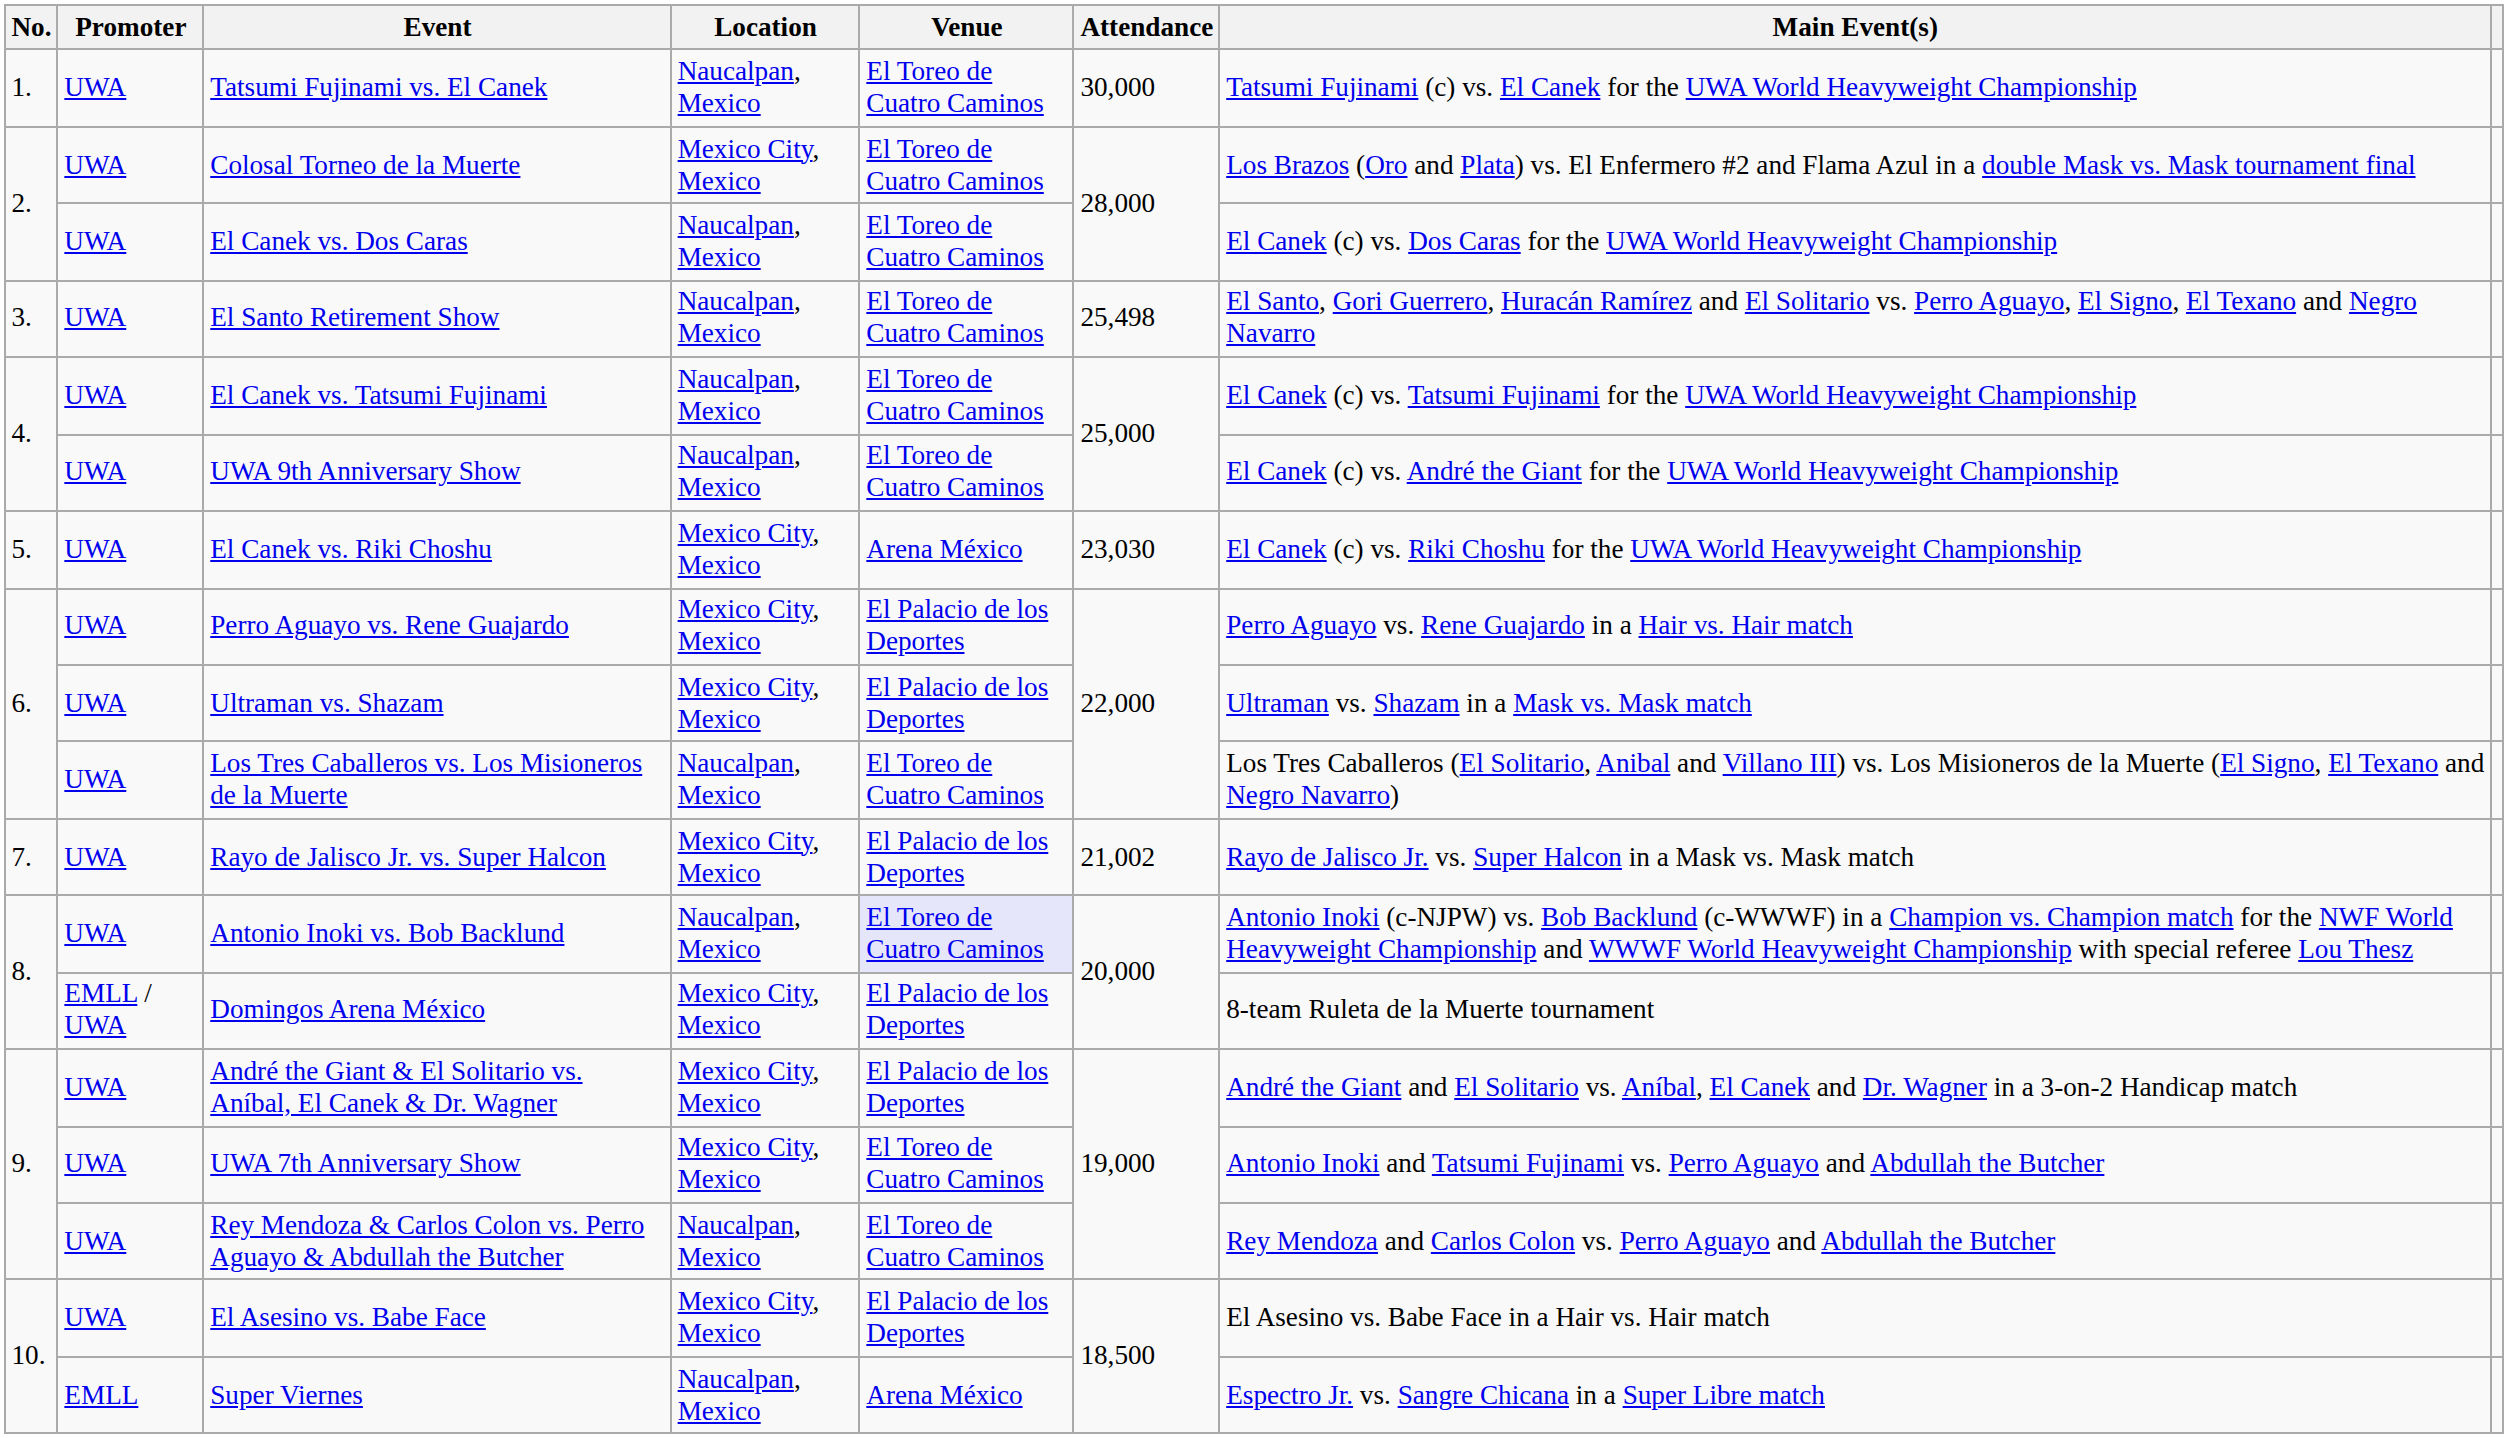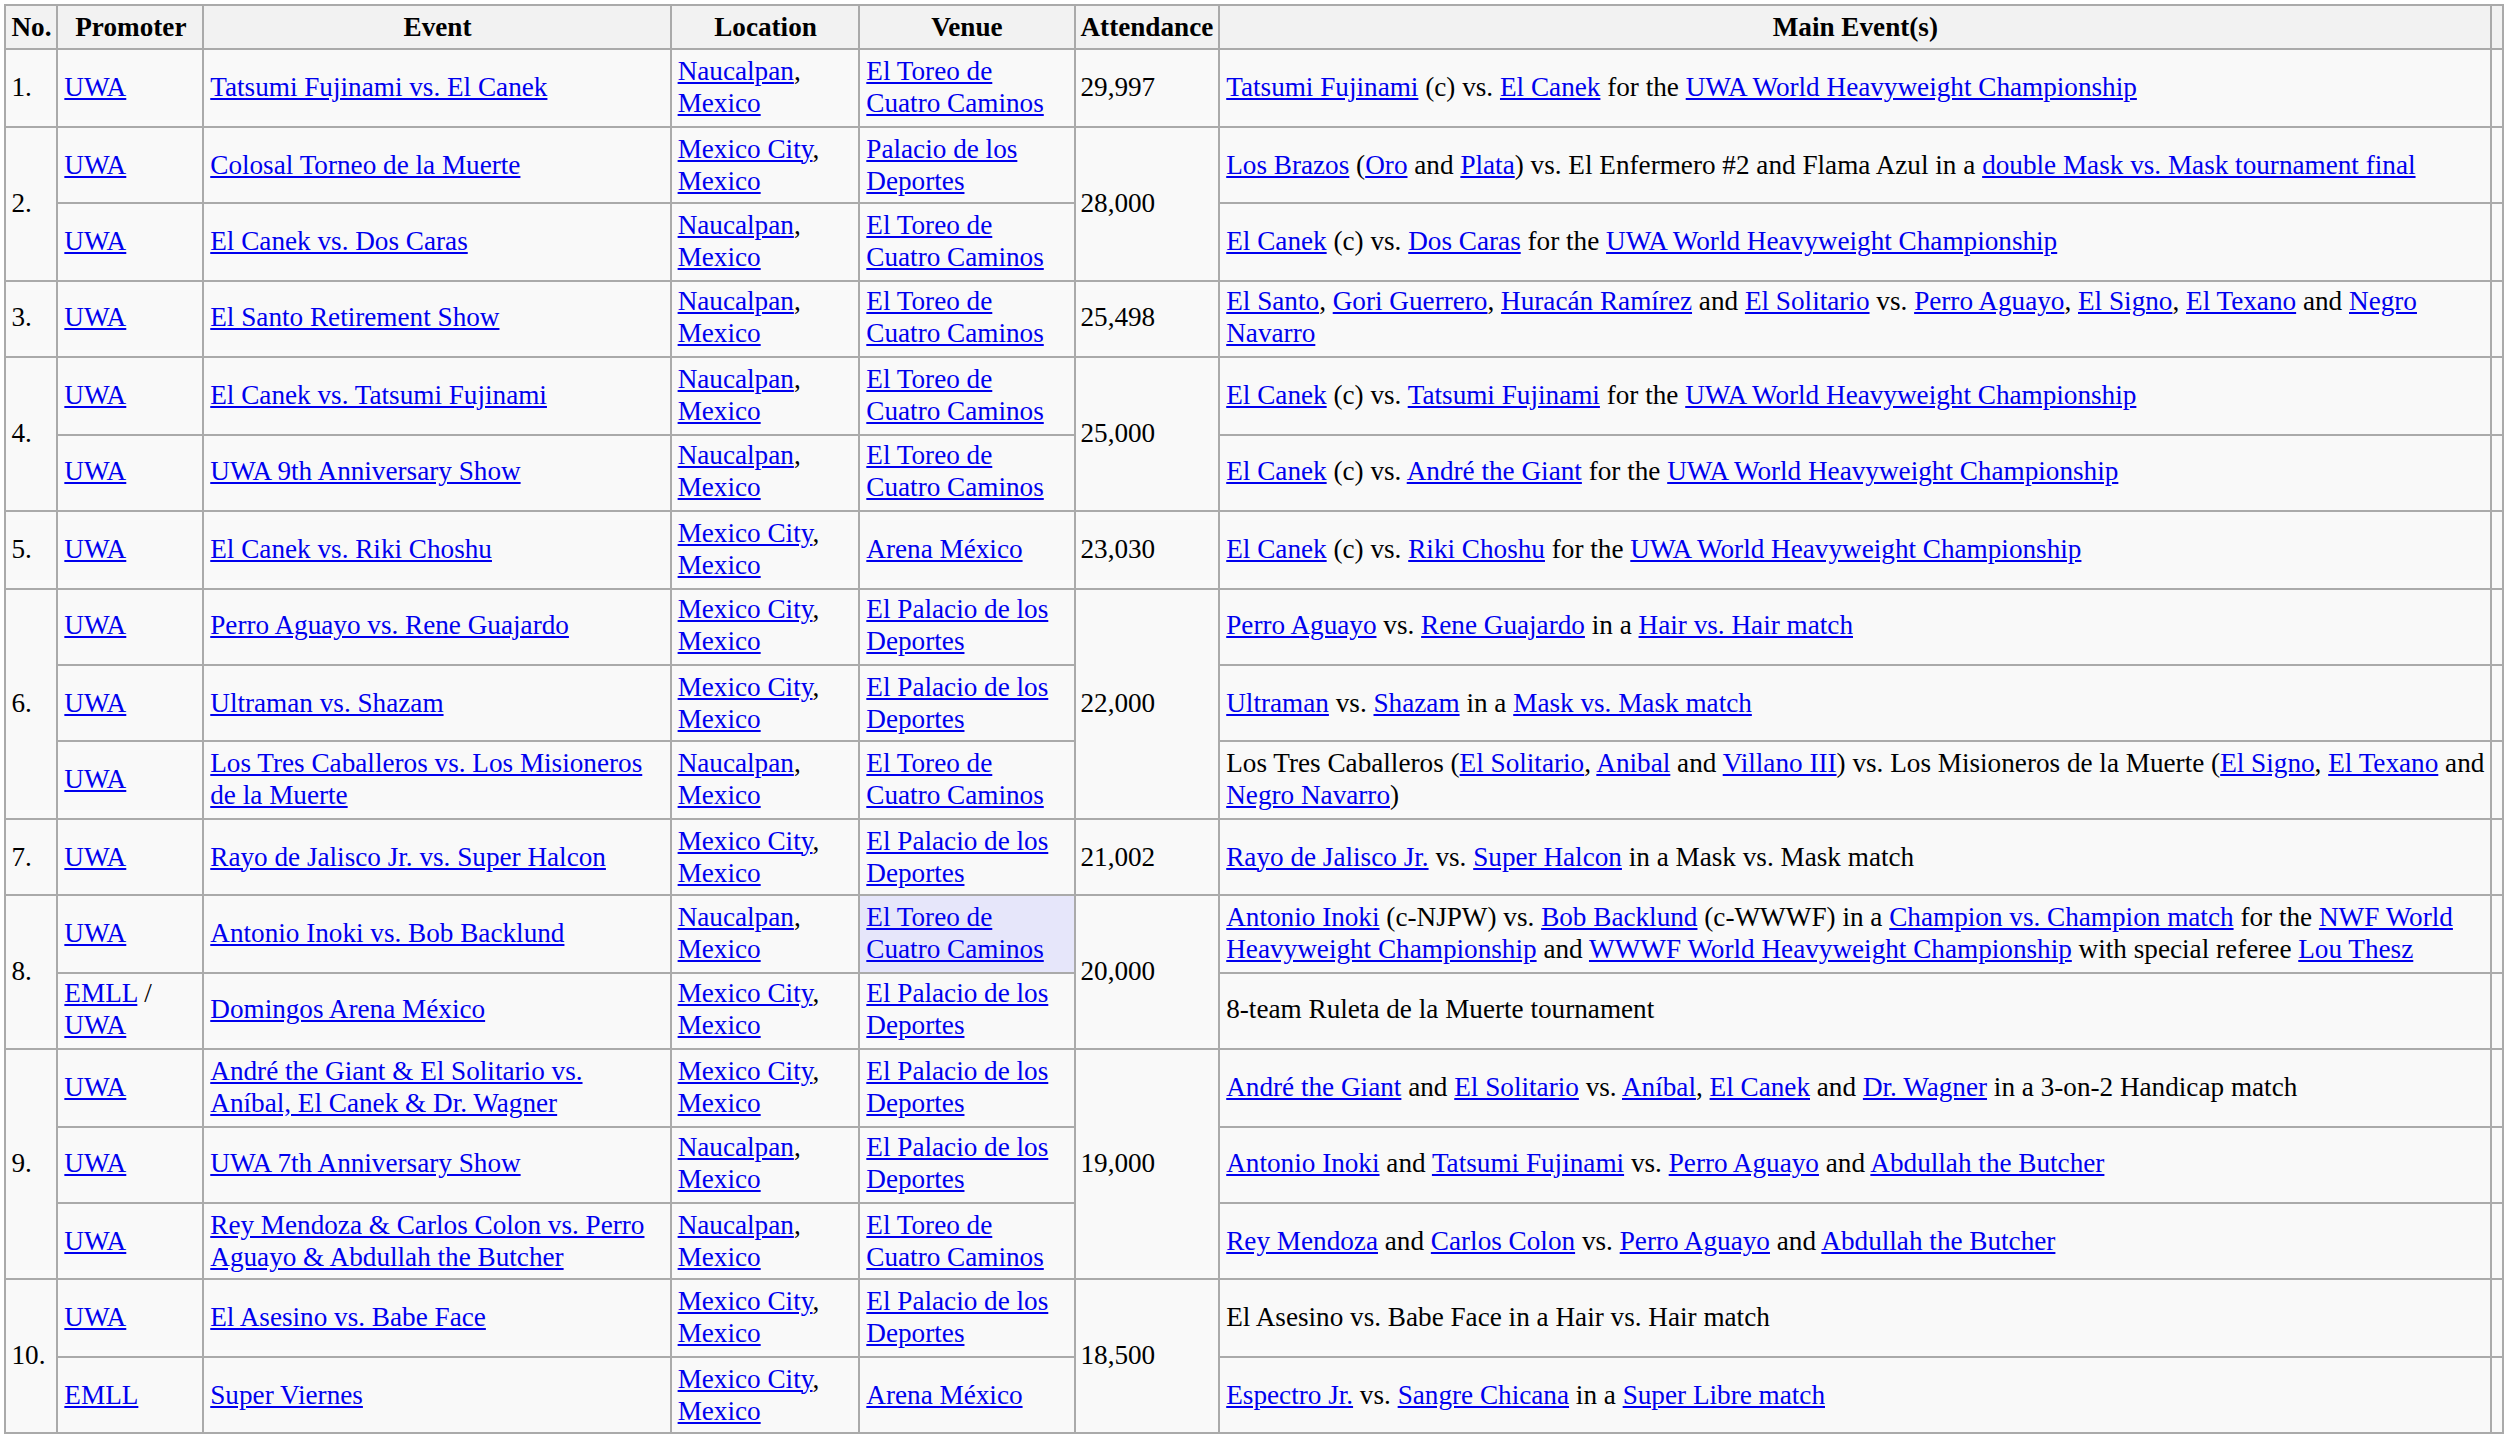(1118, 87) 30,000 -> (1118, 87) 29,997
(955, 164) El Toreo de Cuatro Caminos -> (942, 164) Palacio de los Deportes
(748, 1163) Mexico City, Mexico -> (739, 1163) Naucalpan, Mexico
(955, 1163) El Toreo de Cuatro Caminos -> (957, 1163) El Palacio de los Deportes
(739, 1394) Naucalpan, Mexico -> (748, 1394) Mexico City, Mexico
